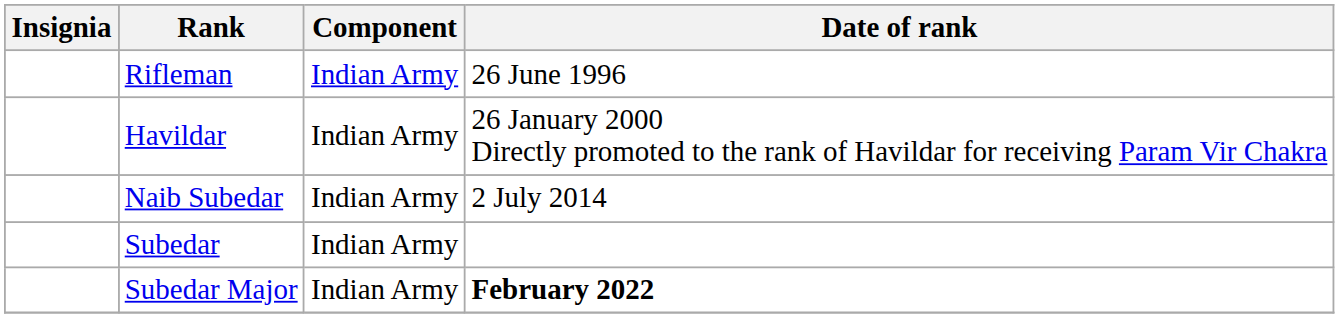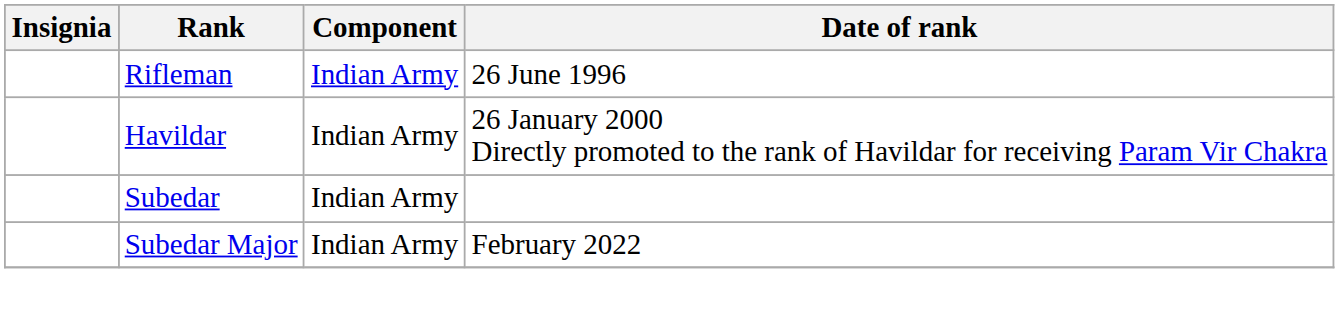- row: (204, 197)
(563, 289) bold -> (556, 243) normal
